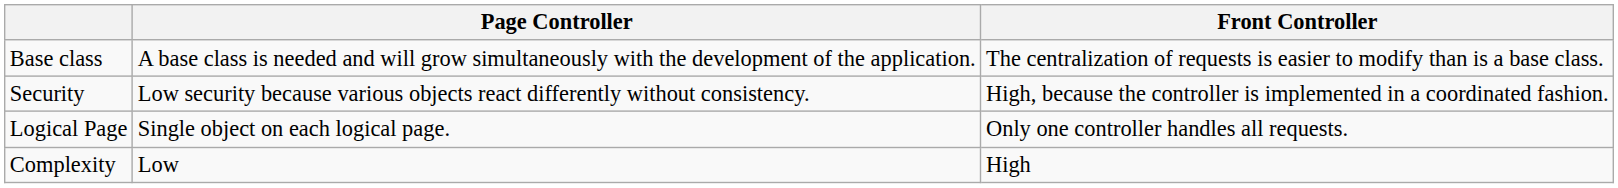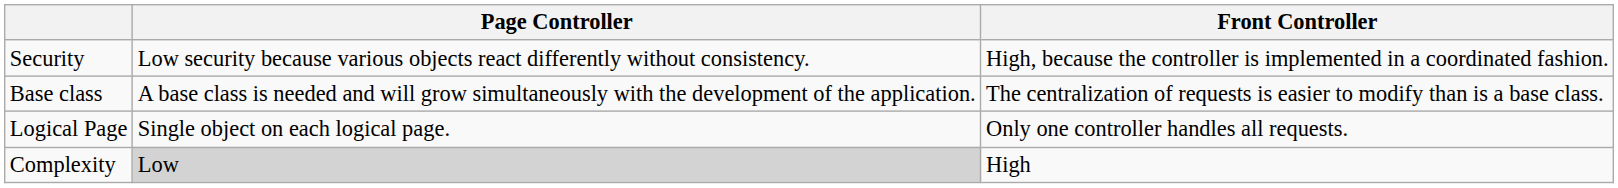rows swapped: (56, 57) <-> (47, 93)
(158, 164) no background -> (158, 164) lightgrey background
